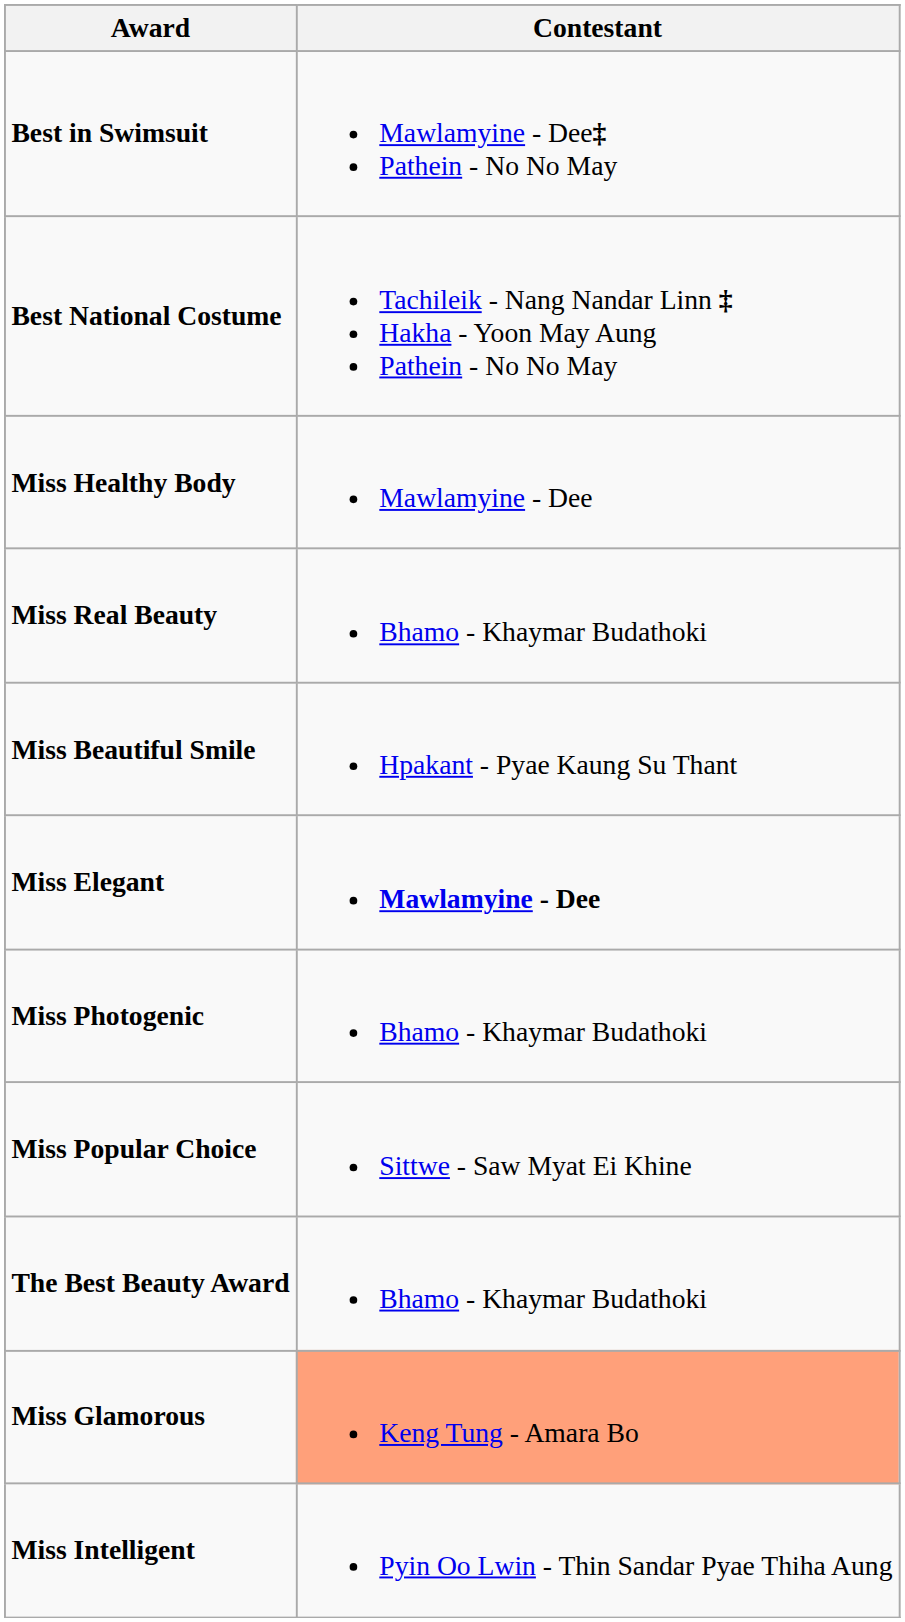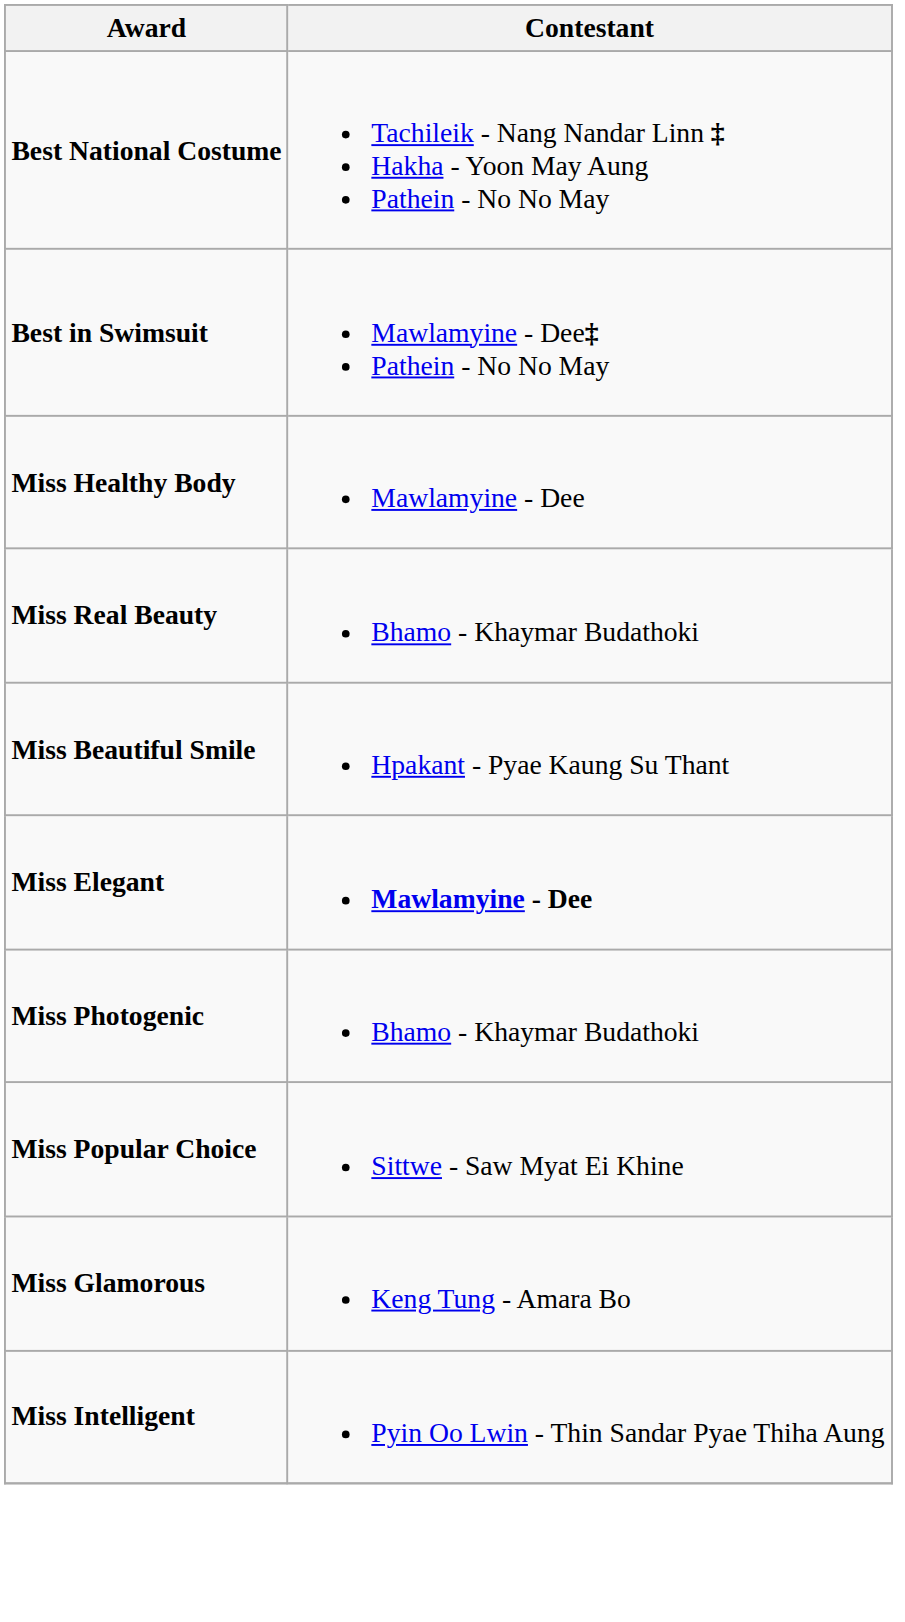rows swapped: (110, 133) <-> (147, 316)
- row: (150, 1283)
(598, 1433) lightsalmon background -> (590, 1300) no background
